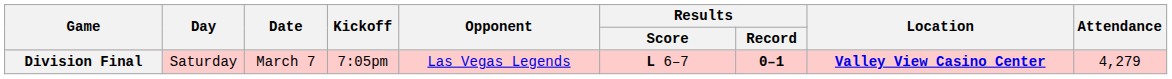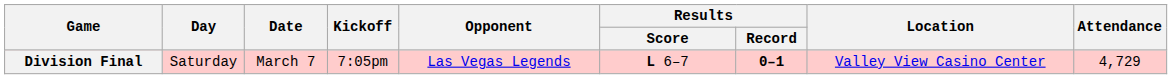(940, 62) bold -> (940, 62) normal
(1120, 62) 4,279 -> (1120, 62) 4,729
